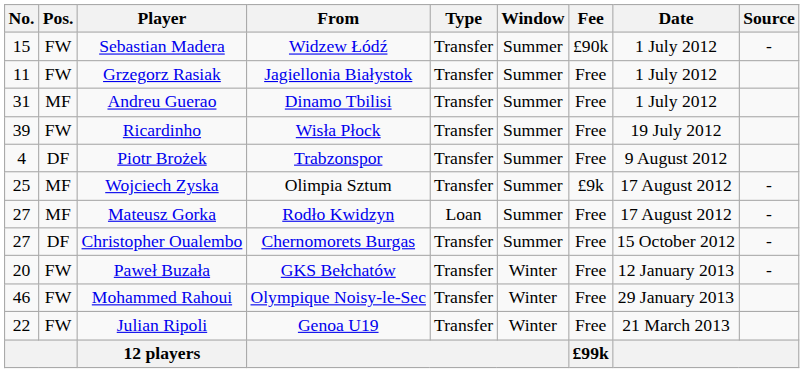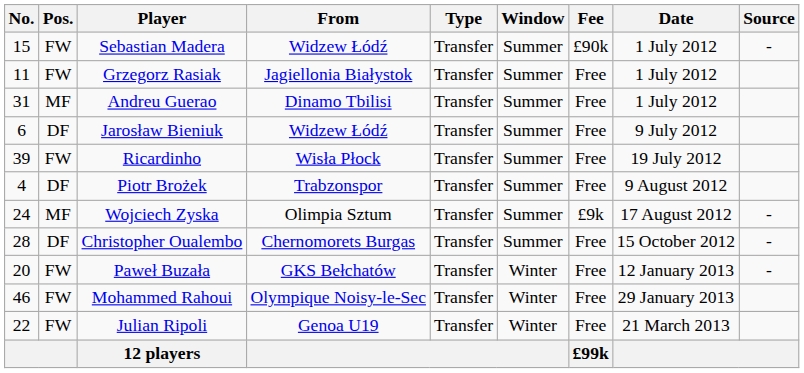+ row: (162, 130)
(22, 185) 25 -> (22, 213) 24
- row: (162, 213)
(22, 241) 27 -> (22, 241) 28
